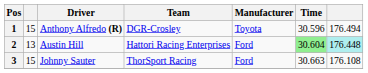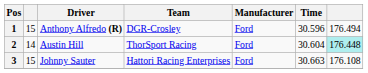(248, 28) Toyota -> (244, 28) Ford
(31, 44) 13 -> (31, 44) 14
(178, 44) Hattori Racing Enterprises -> (161, 44) ThorSport Racing
(311, 44) lightgreen background -> (311, 44) no background
(161, 60) ThorSport Racing -> (178, 60) Hattori Racing Enterprises
